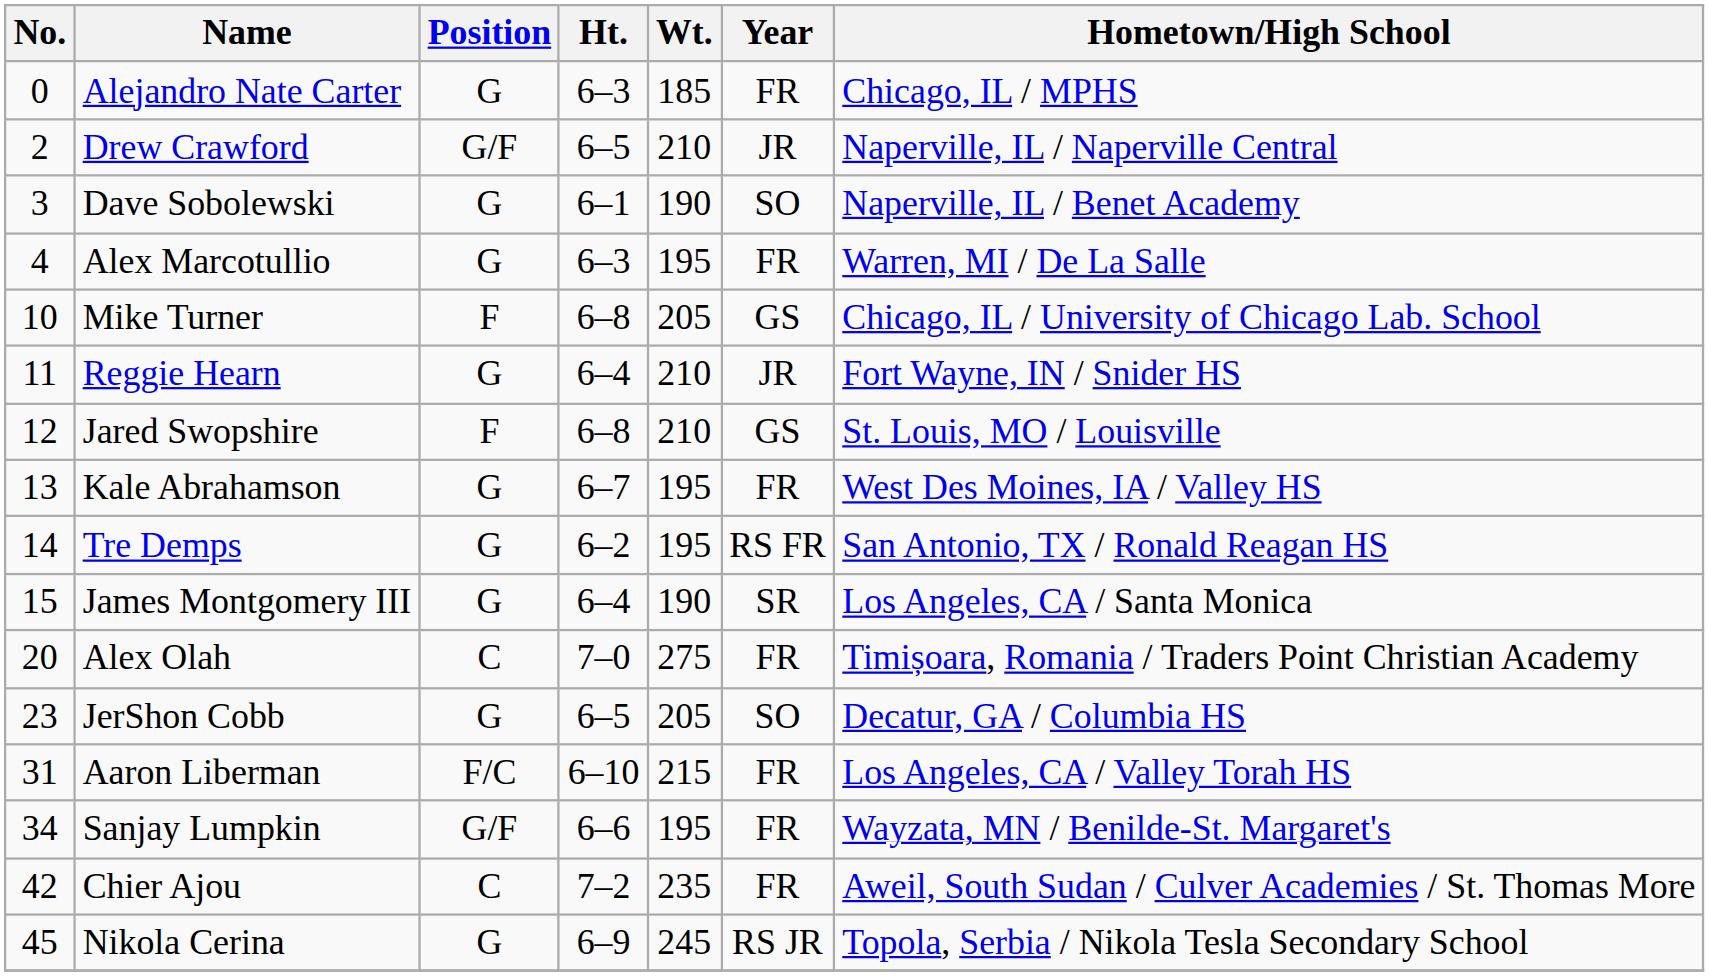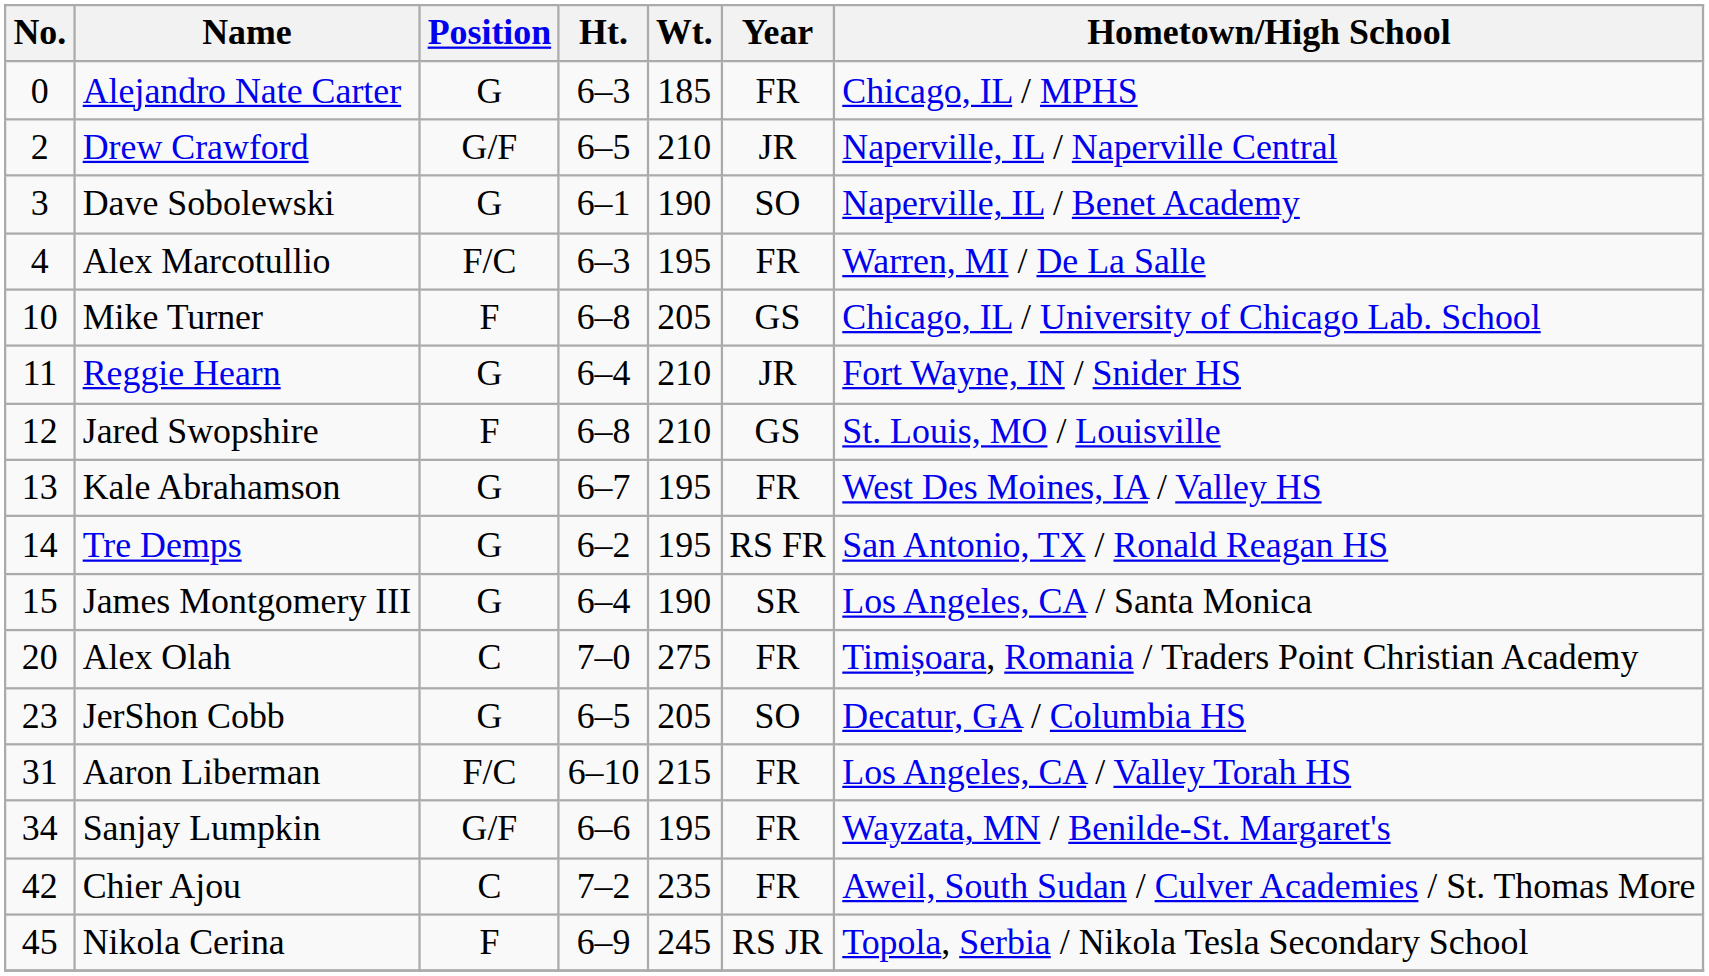(489, 260) G -> (489, 260) F/C
(489, 942) G -> (489, 942) F
